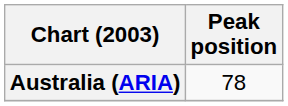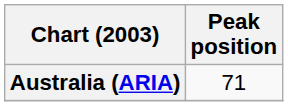(234, 82) 78 -> (234, 82) 71
